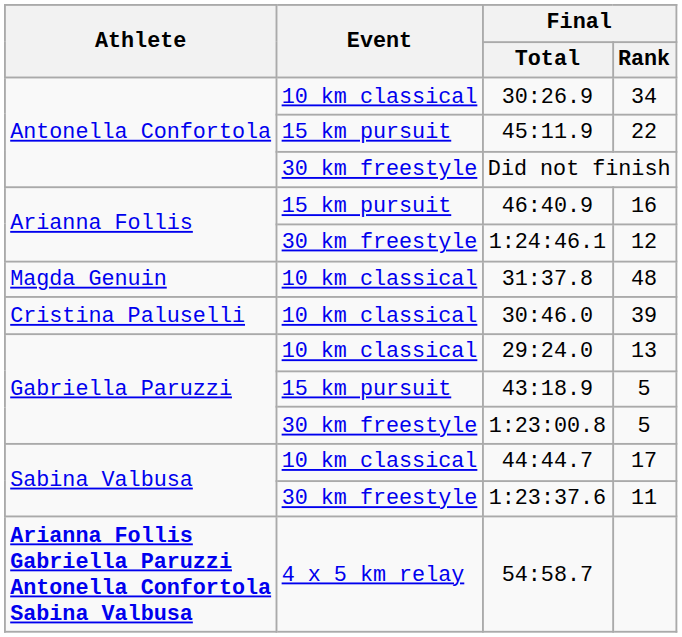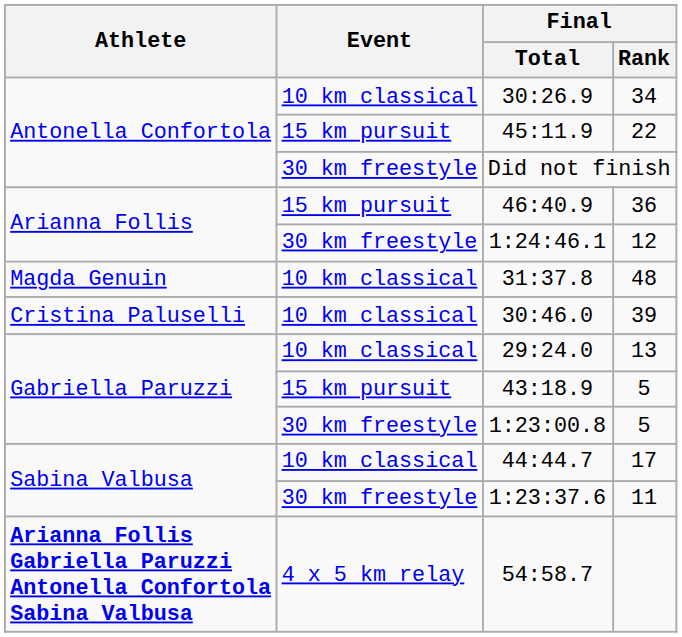(644, 206) 16 -> (644, 206) 36
